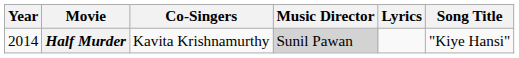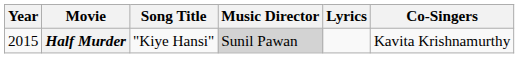columns swapped: (470, 16) <-> (201, 16)
(23, 40) 2014 -> (23, 40) 2015
